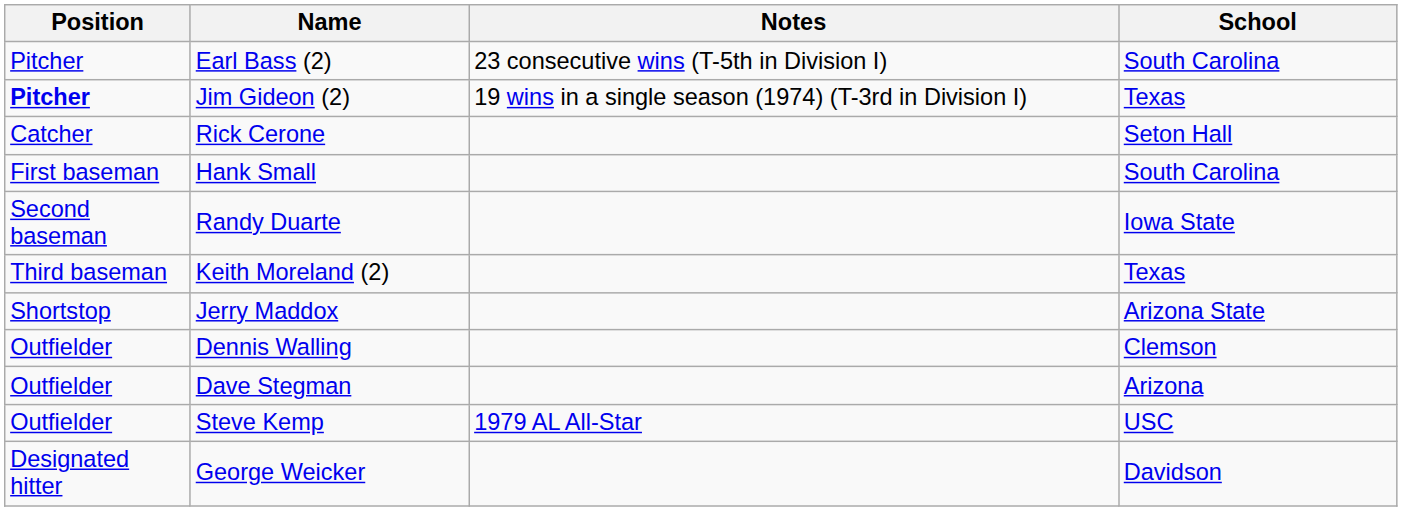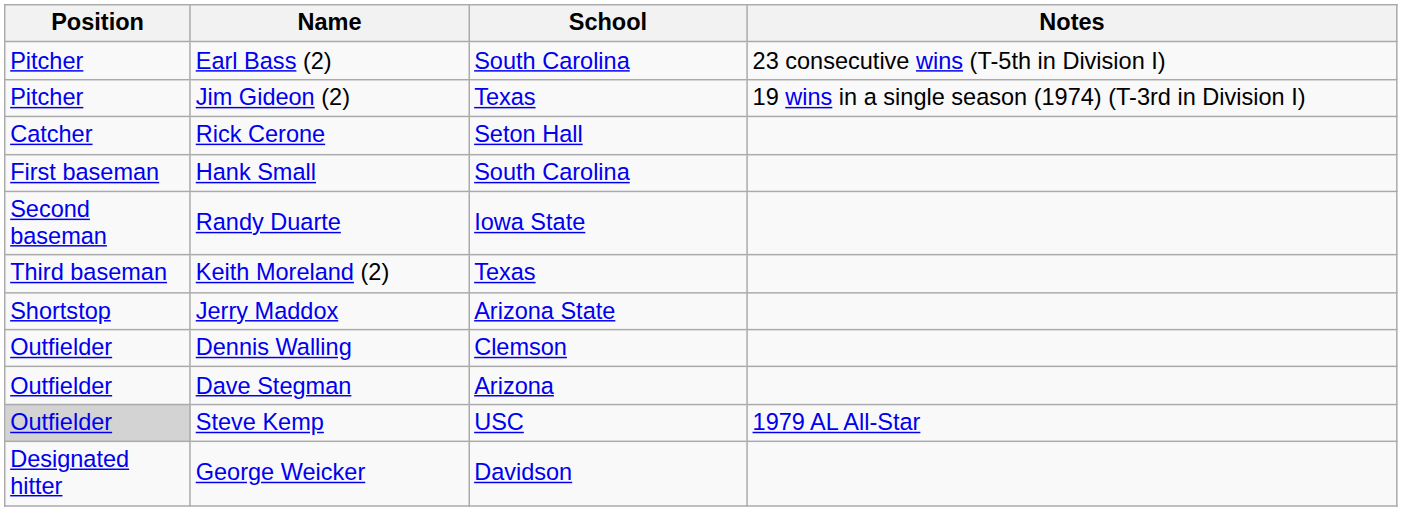columns swapped: (1258, 23) <-> (794, 23)
(50, 97) bold -> (47, 97) normal
(61, 422) no background -> (61, 422) lightgrey background
